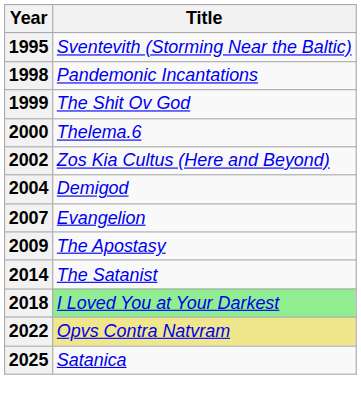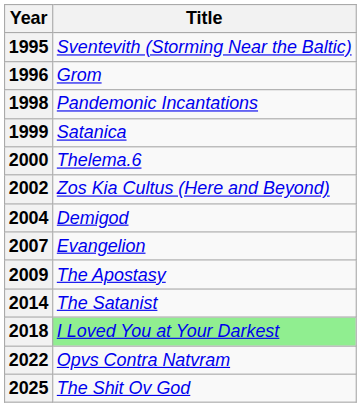+ row: (29, 75)
(124, 103) The Shit Ov God -> (92, 132) Satanica
(143, 331) khaki background -> (143, 359) no background
(92, 359) Satanica -> (124, 388) The Shit Ov God
